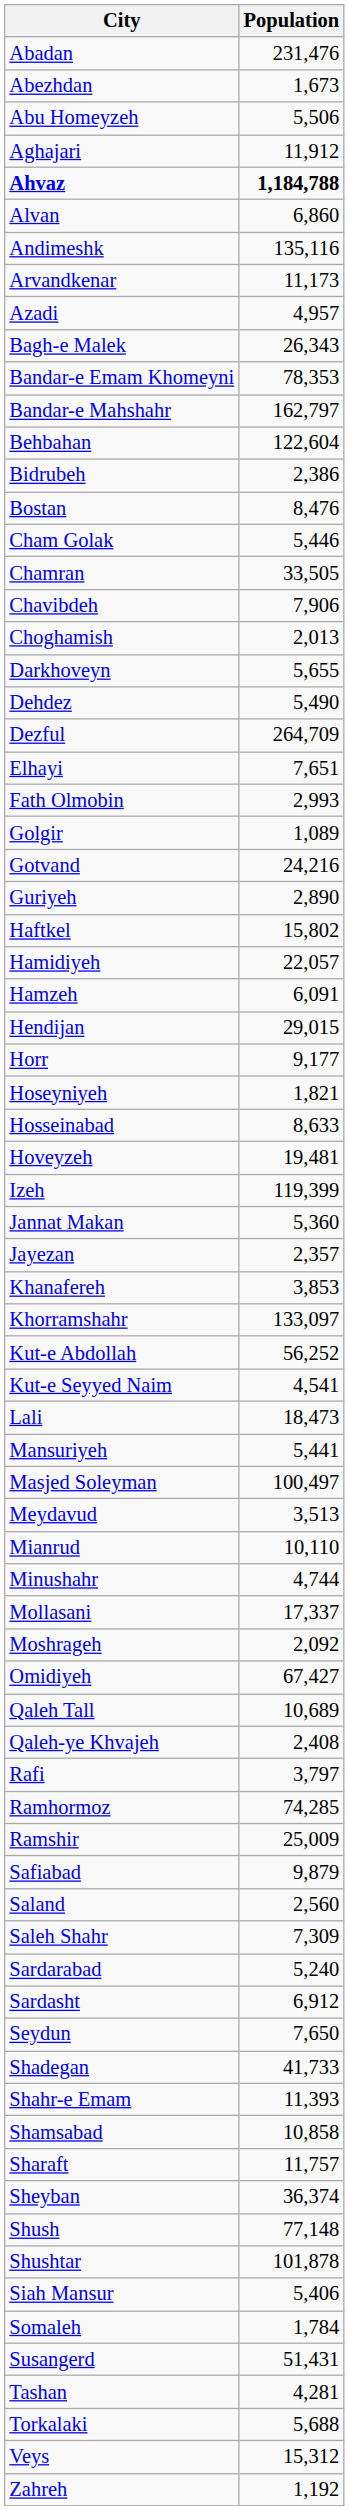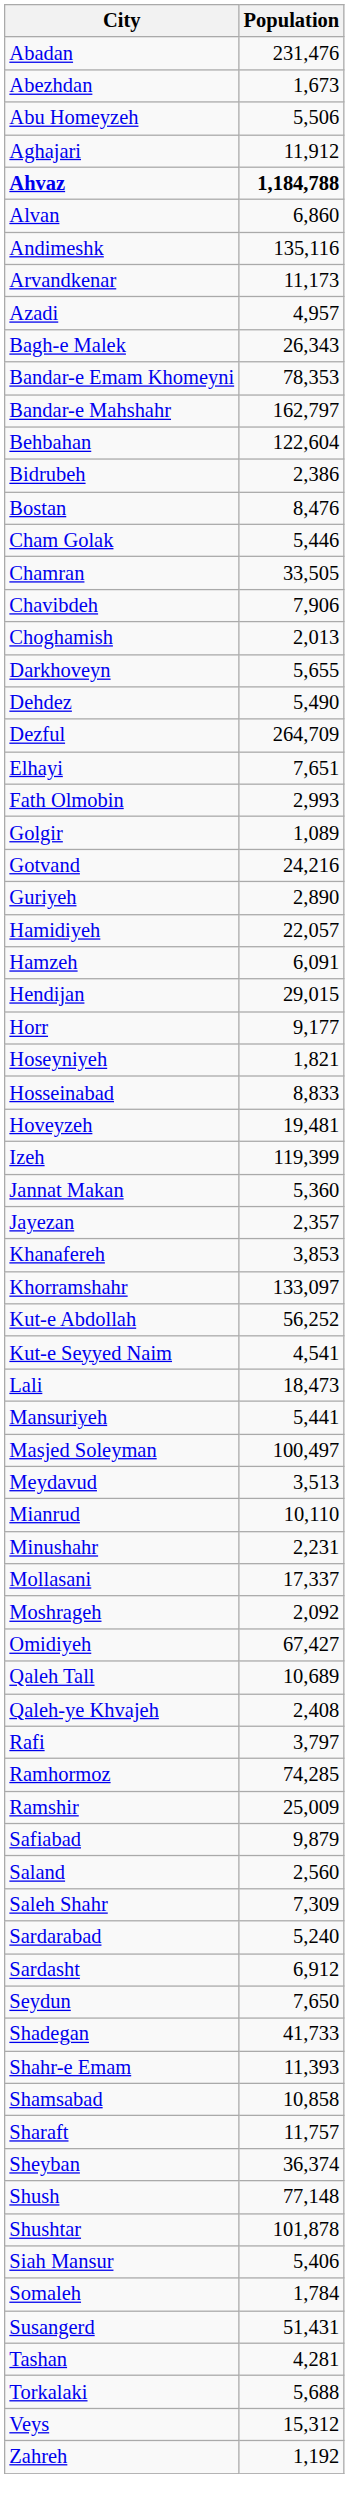- row: (40, 930)
(316, 1125) 8,633 -> (316, 1092) 8,833
(316, 1579) 4,744 -> (316, 1547) 2,231
